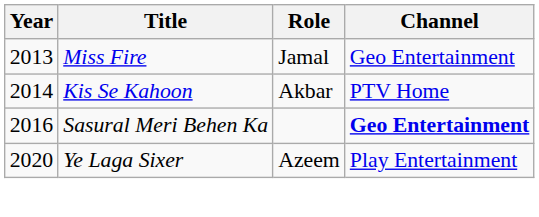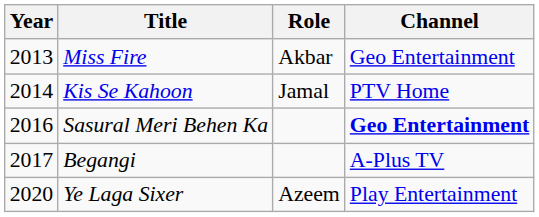(304, 56) Jamal -> (305, 56) Akbar
(305, 90) Akbar -> (304, 90) Jamal
+ row: (100, 159)
